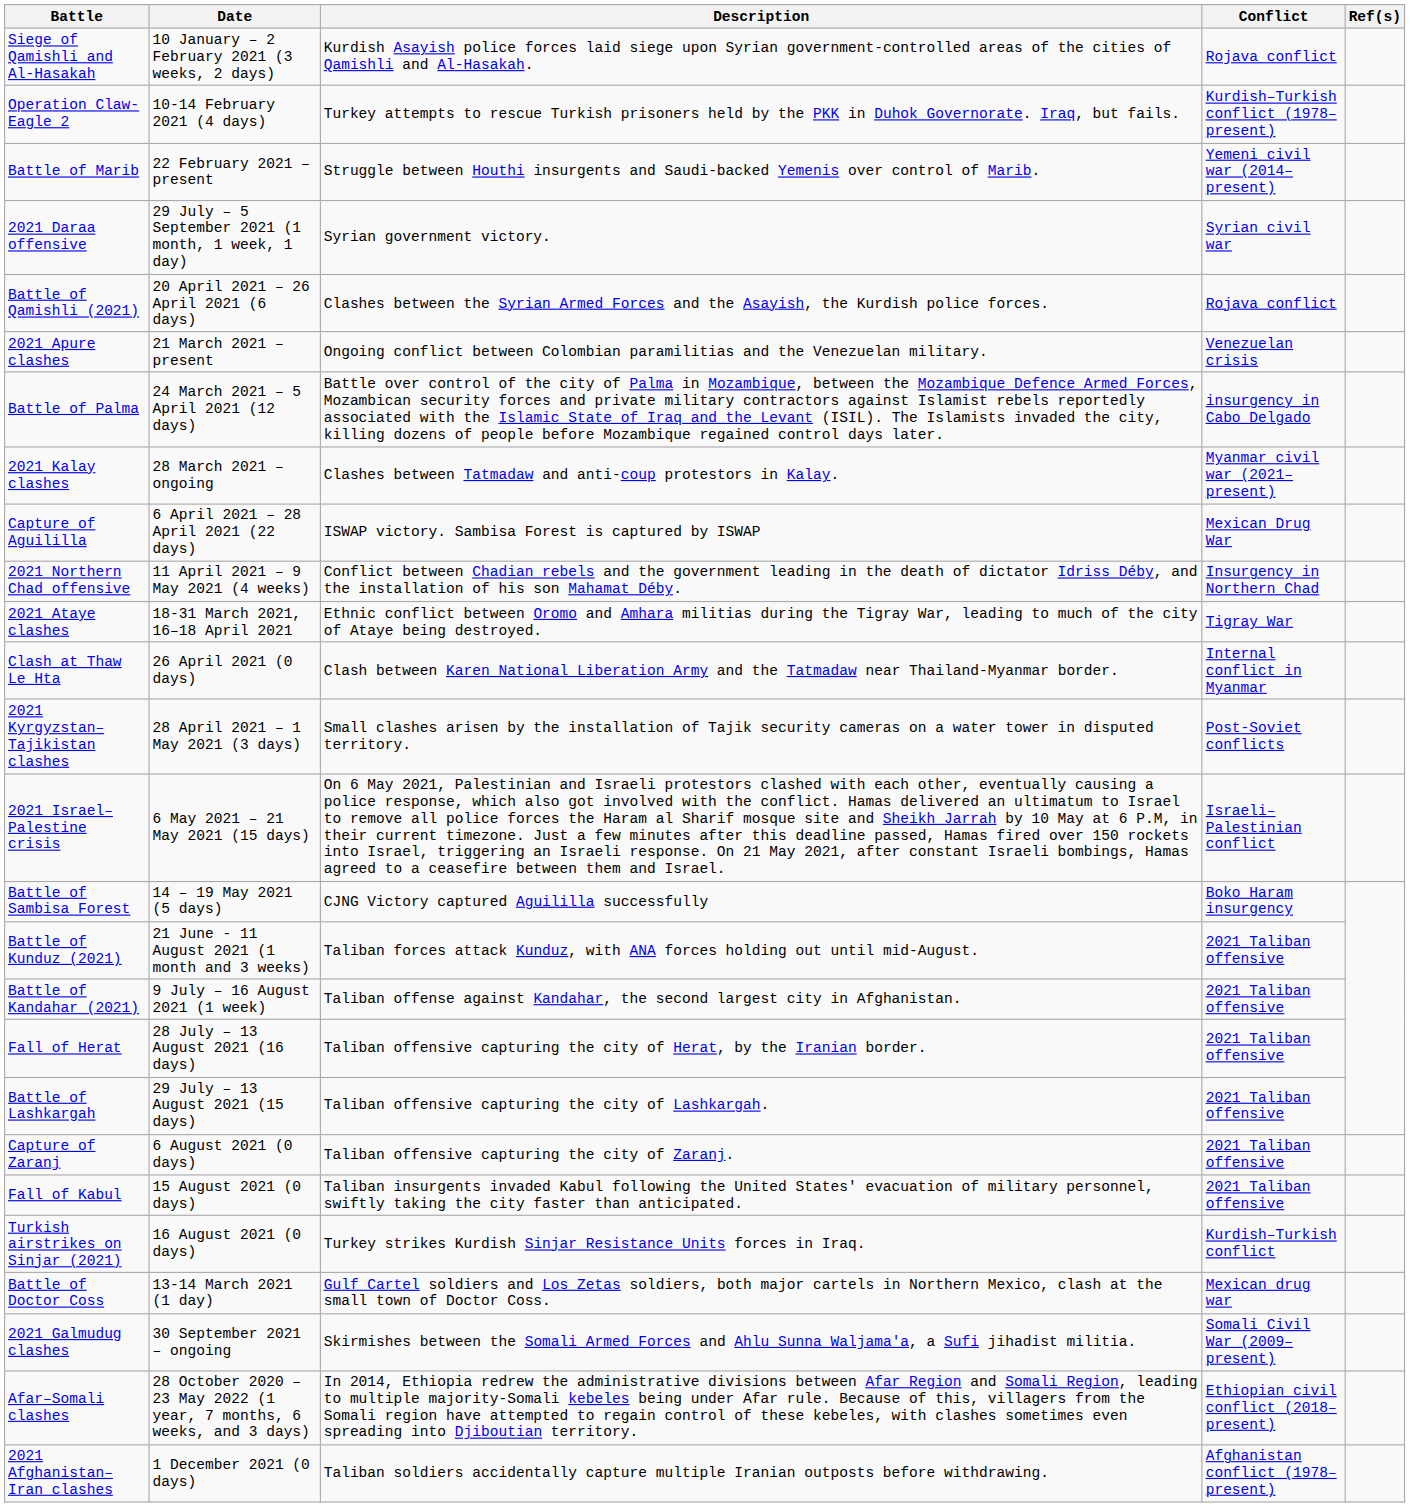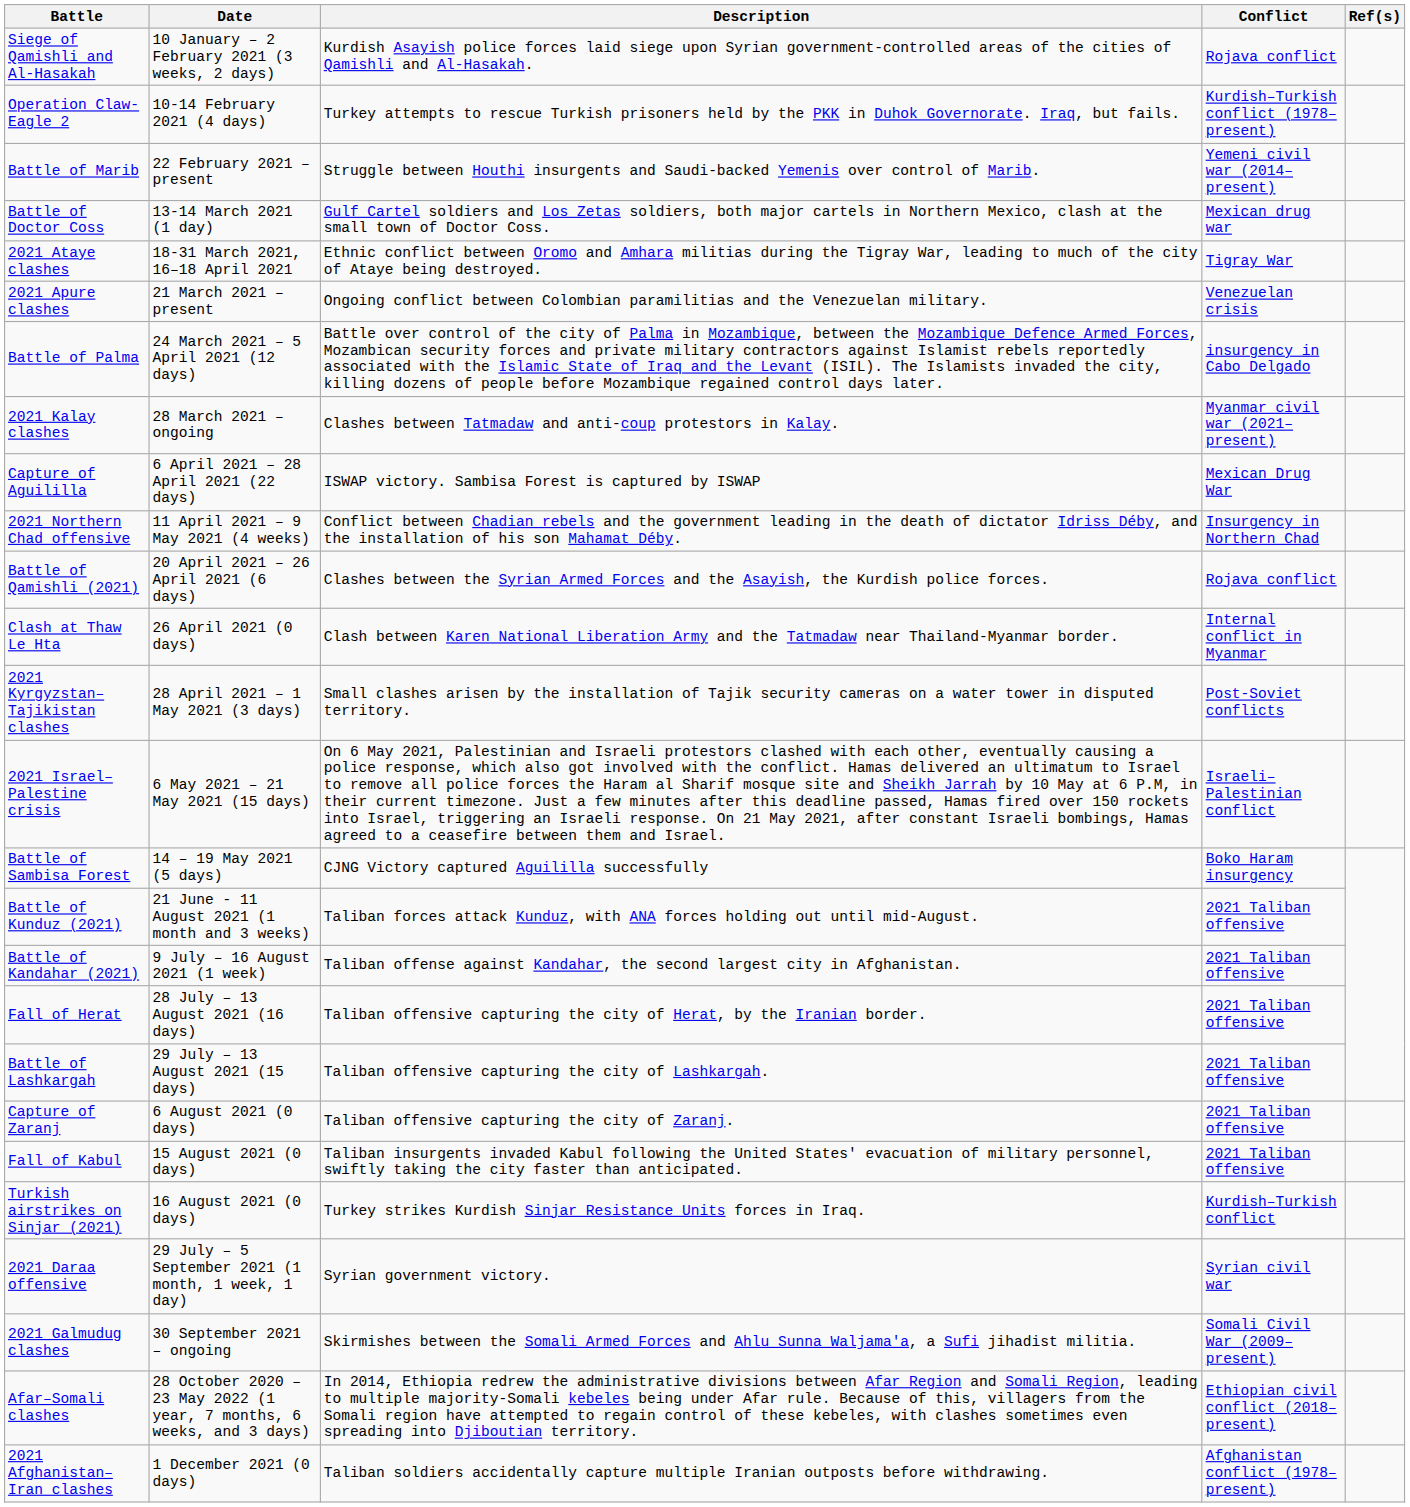rows swapped: (56, 1293) <-> (52, 237)
rows swapped: (52, 622) <-> (74, 303)
